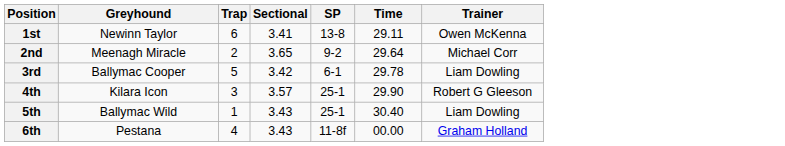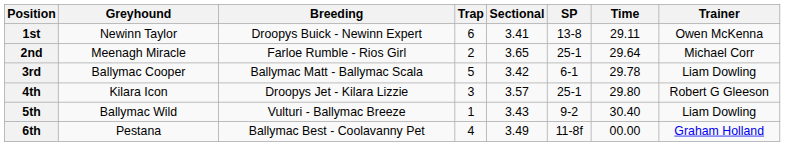+ column: (337, 14)
(333, 53) 9-2 -> (569, 53) 25-1
(388, 92) 29.90 -> (625, 92) 29.80
(333, 111) 25-1 -> (569, 111) 9-2
(280, 131) 3.43 -> (517, 131) 3.49
